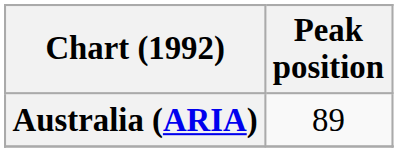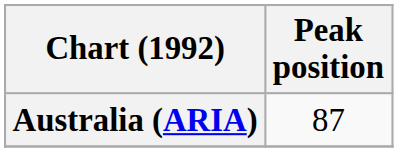(328, 119) 89 -> (328, 119) 87
